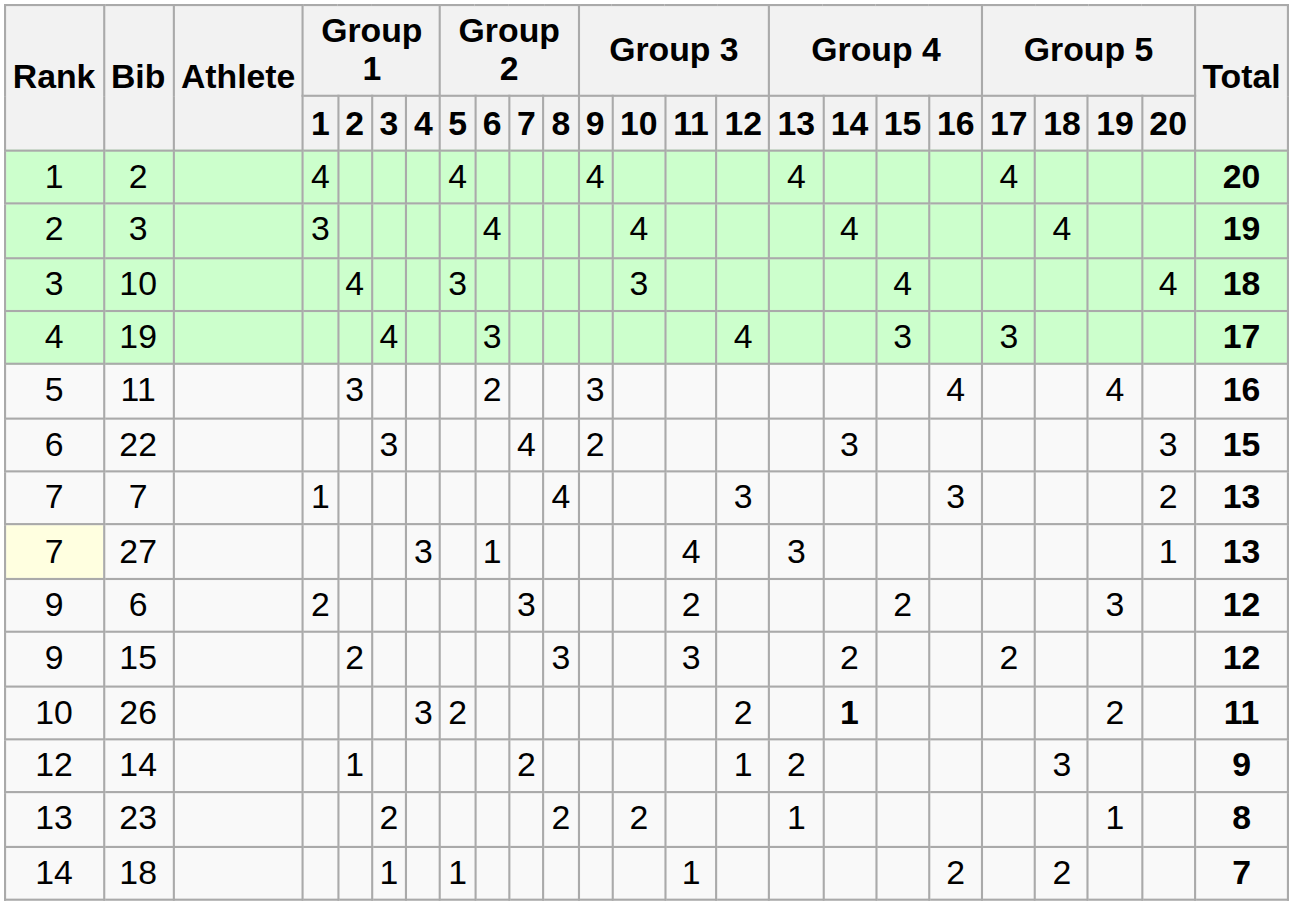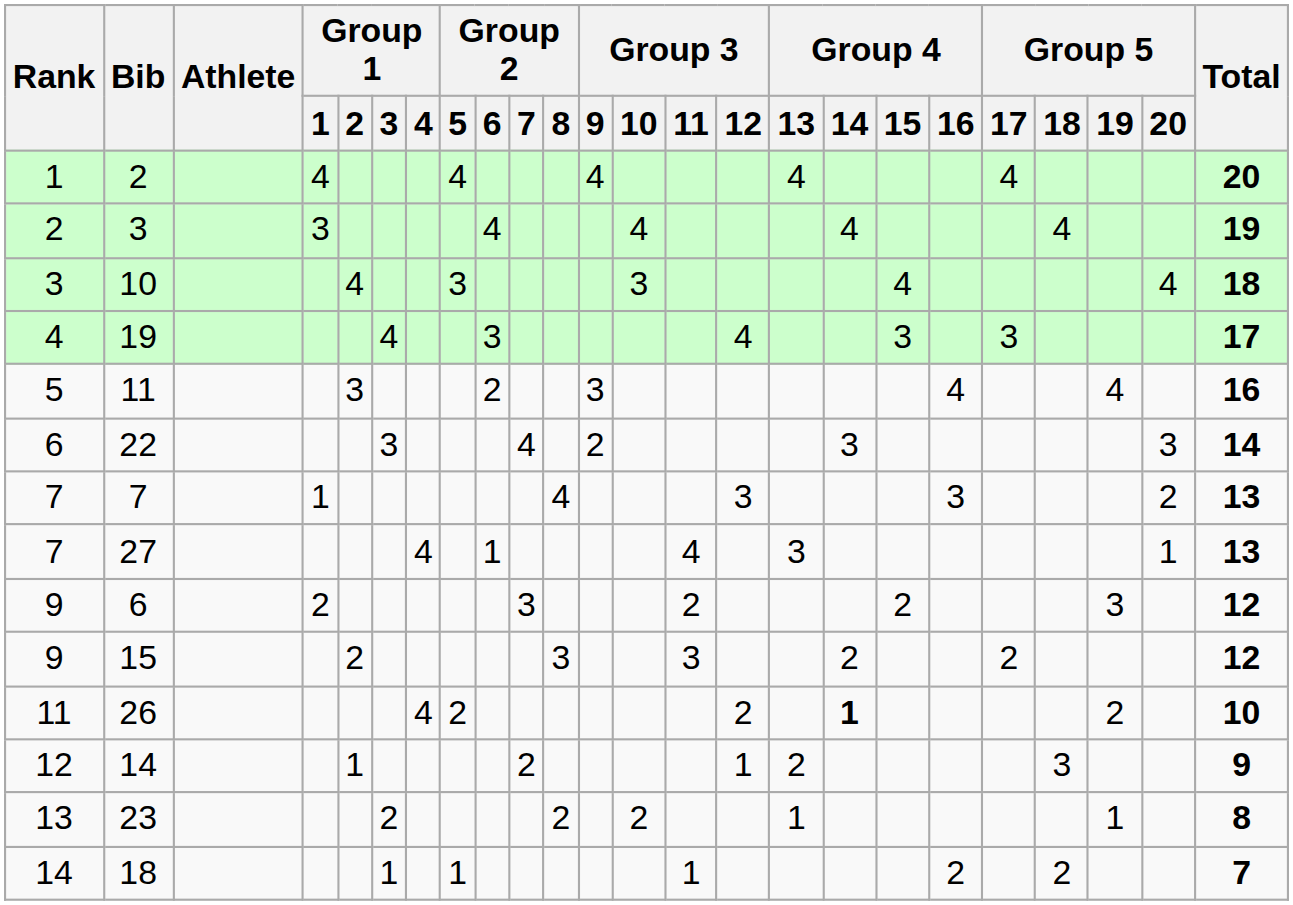(1242, 444) 15 -> (1242, 444) 14
(54, 551) lightyellow background -> (54, 551) no background
(423, 551) 3 -> (423, 551) 4
(54, 711) 10 -> (54, 711) 11
(423, 711) 3 -> (423, 711) 4
(1242, 711) 11 -> (1242, 711) 10
